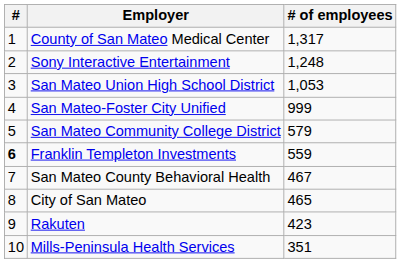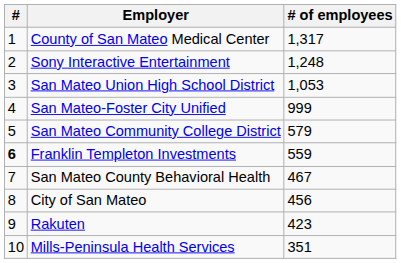(300, 200) 465 -> (300, 200) 456
